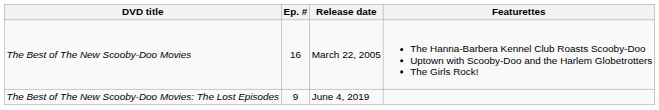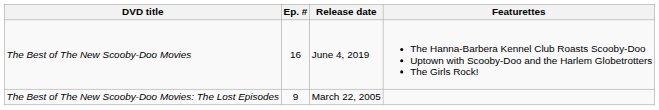(346, 54) March 22, 2005 -> (341, 54) June 4, 2019
(341, 97) June 4, 2019 -> (346, 97) March 22, 2005
